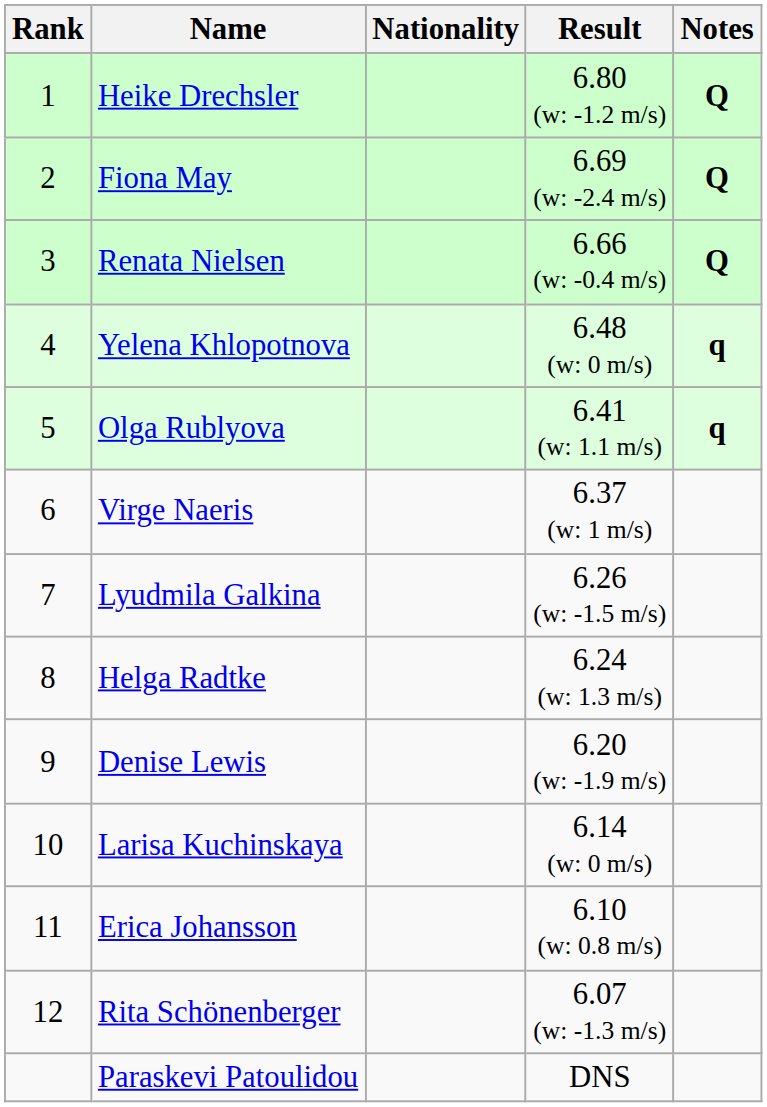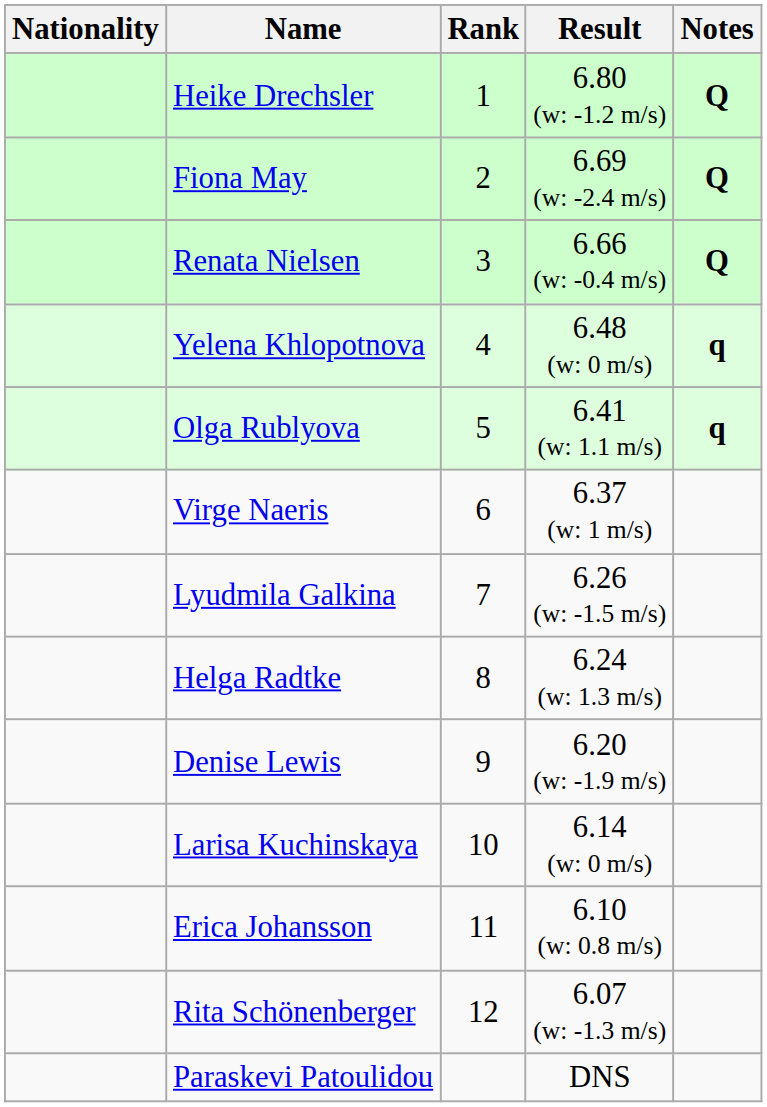columns swapped: (48, 28) <-> (446, 28)
